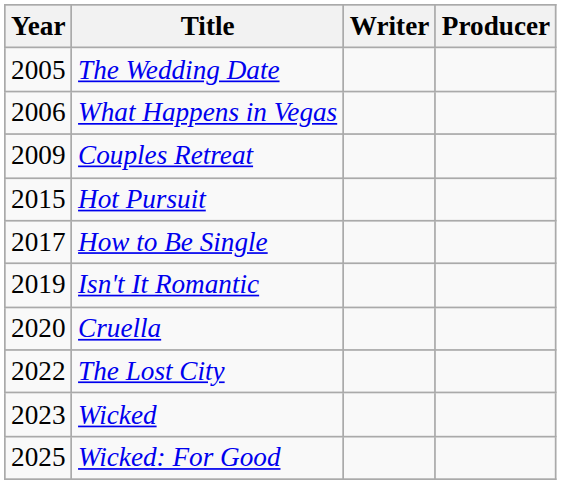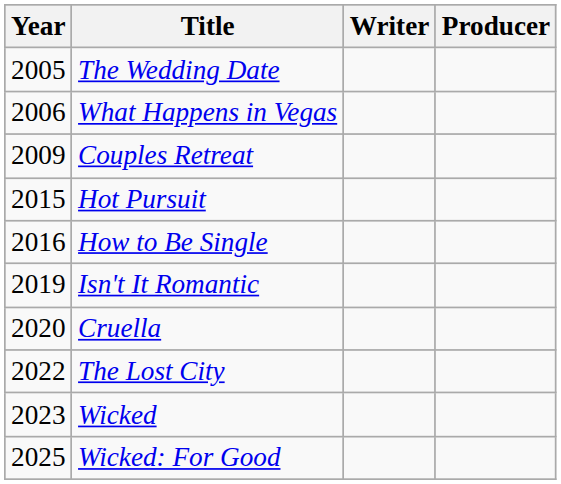(38, 241) 2017 -> (38, 241) 2016
